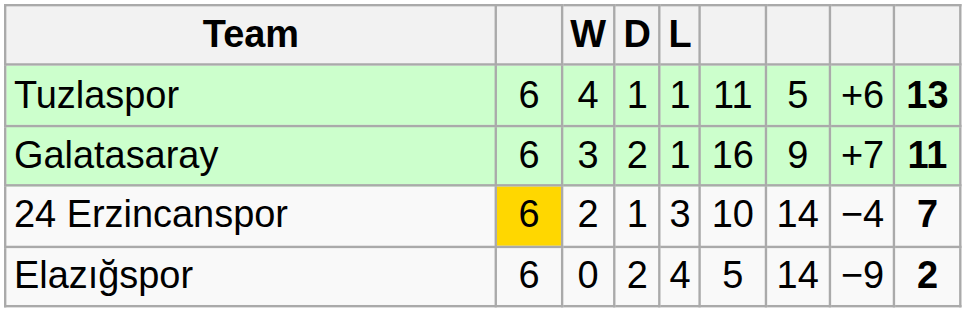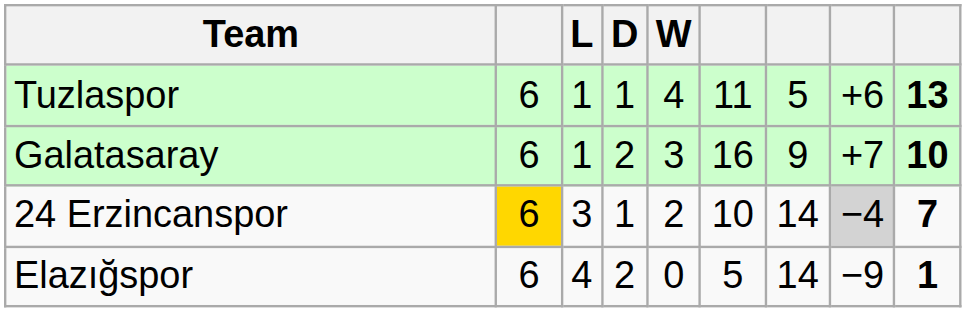columns swapped: (588, 34) <-> (680, 34)
(927, 154) 11 -> (927, 154) 10
(863, 214) no background -> (863, 214) lightgrey background
(927, 275) 2 -> (927, 275) 1
